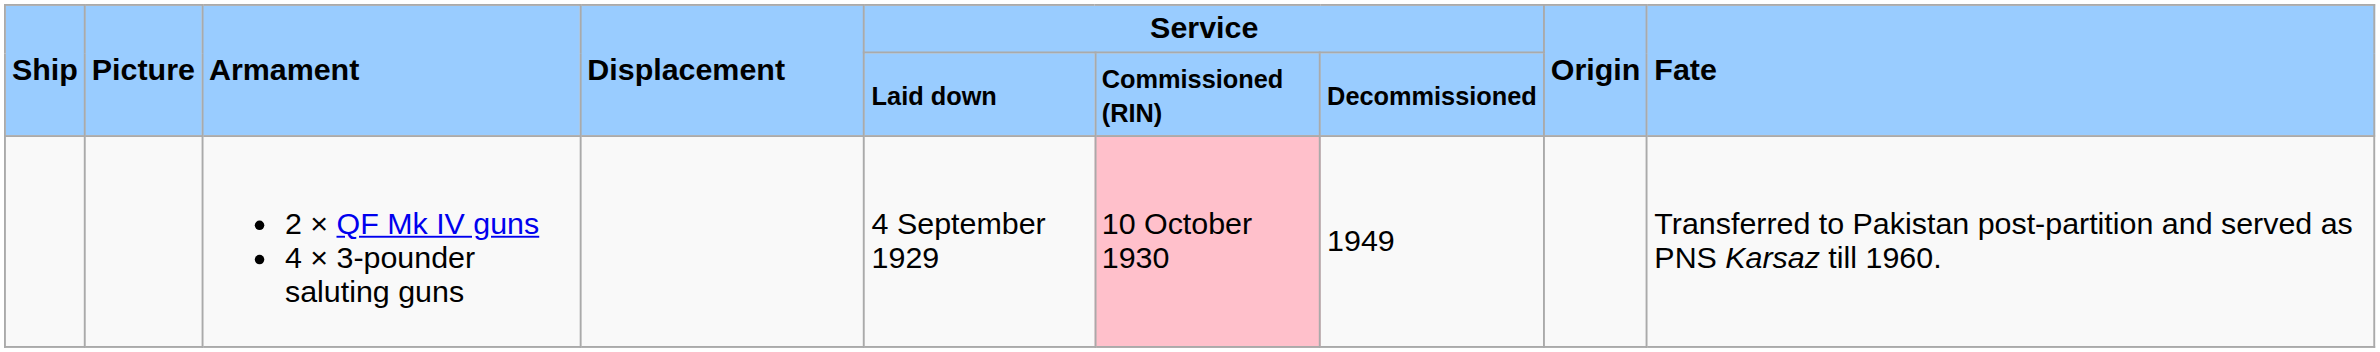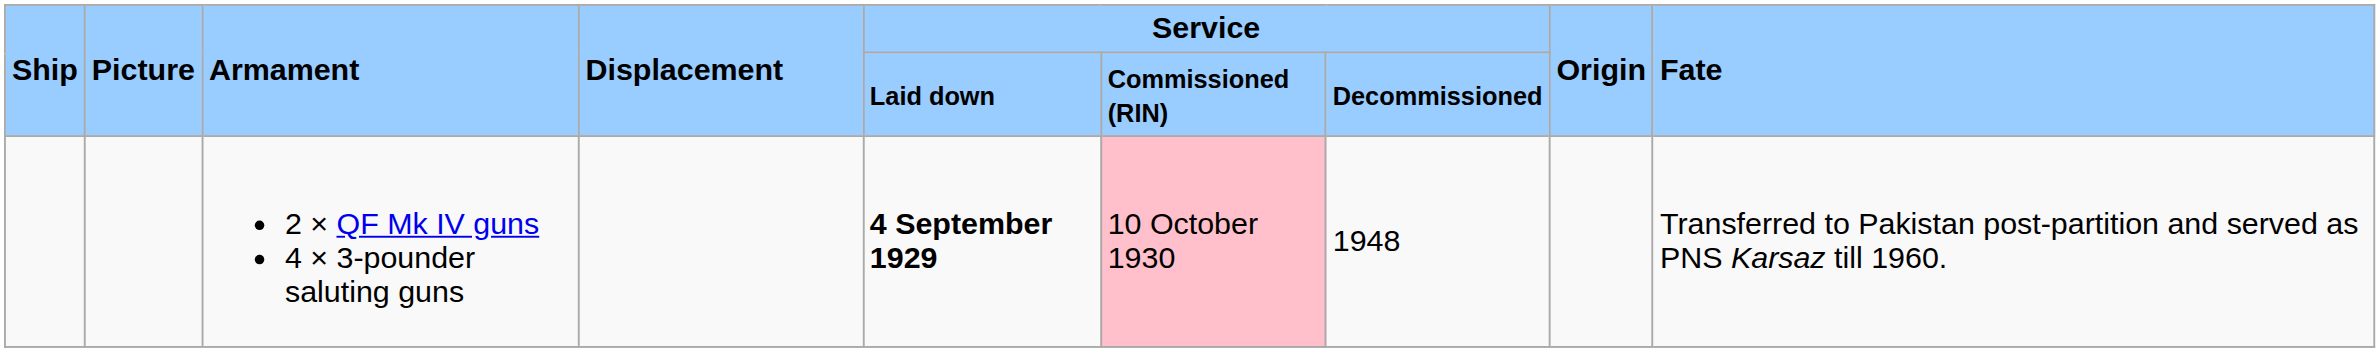(959, 240) normal -> (961, 240) bold
(1361, 240) 1949 -> (1367, 240) 1948
